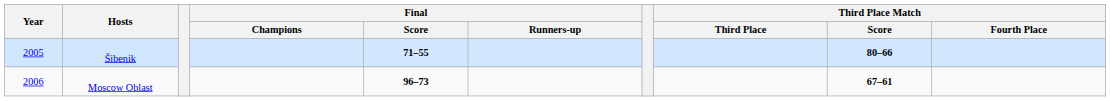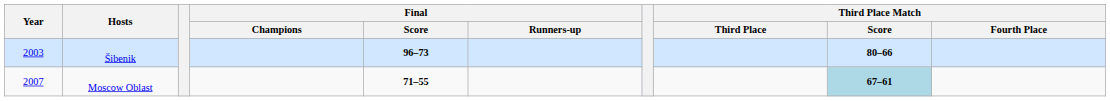(33, 53) 2005 -> (33, 53) 2003
(416, 53) 71–55 -> (416, 53) 96–73
(33, 82) 2006 -> (33, 82) 2007
(416, 82) 96–73 -> (416, 82) 71–55
(880, 82) no background -> (880, 82) lightblue background
